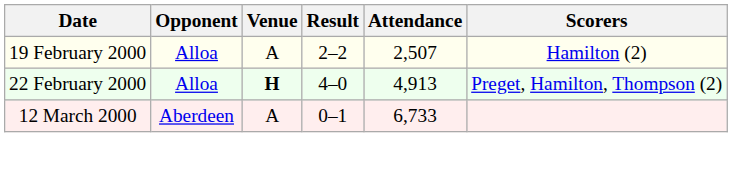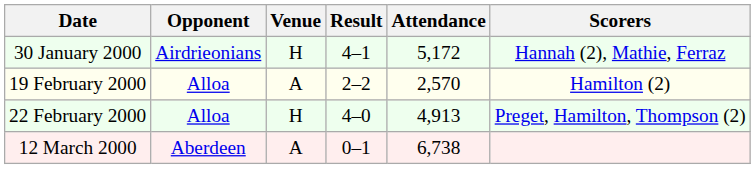+ row: (78, 52)
(415, 52) 2,507 -> (439, 84) 2,570
(272, 84) bold -> (296, 116) normal
(415, 116) 6,733 -> (439, 147) 6,738
